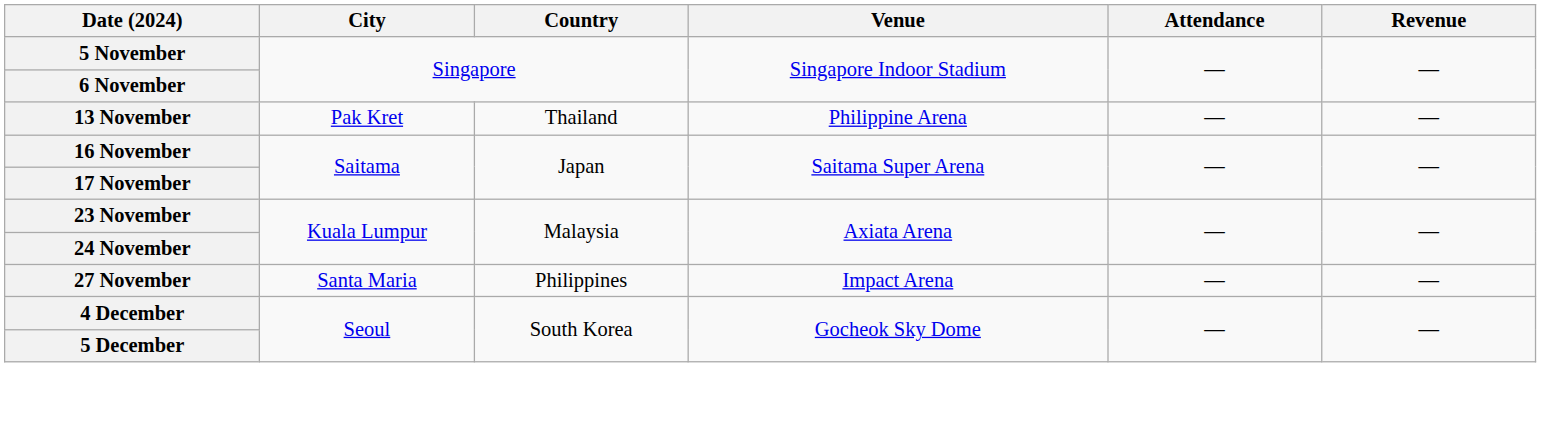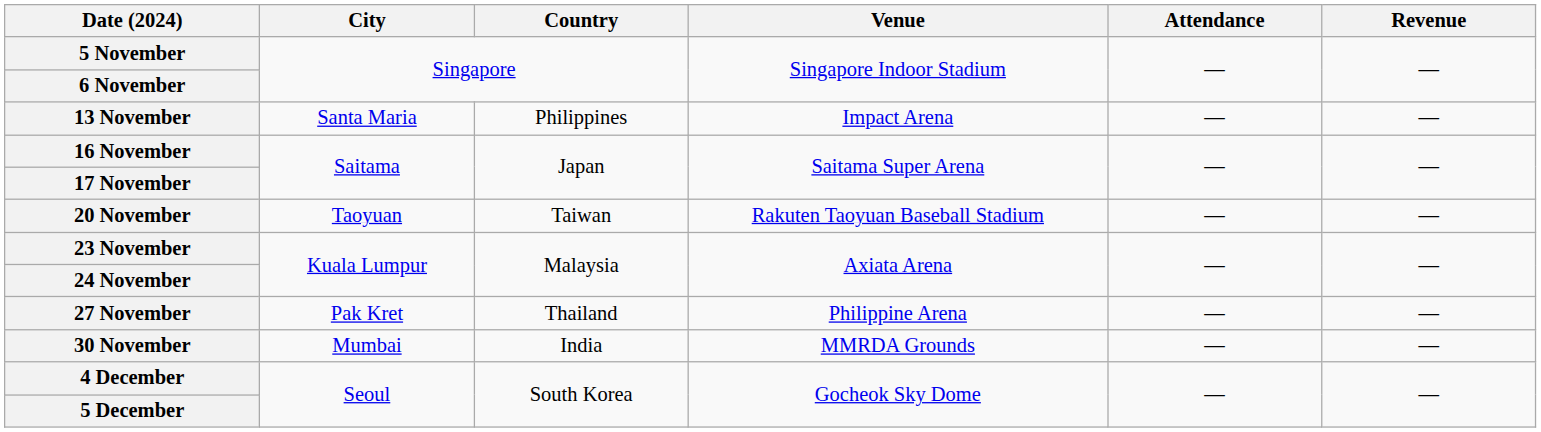(367, 118) Pak Kret -> (367, 118) Santa Maria
(581, 118) Thailand -> (581, 118) Philippines
(898, 118) Philippine Arena -> (898, 118) Impact Arena
+ row: (132, 215)
(367, 280) Santa Maria -> (367, 313) Pak Kret
(581, 280) Philippines -> (581, 313) Thailand
(898, 280) Impact Arena -> (898, 313) Philippine Arena
+ row: (132, 345)
